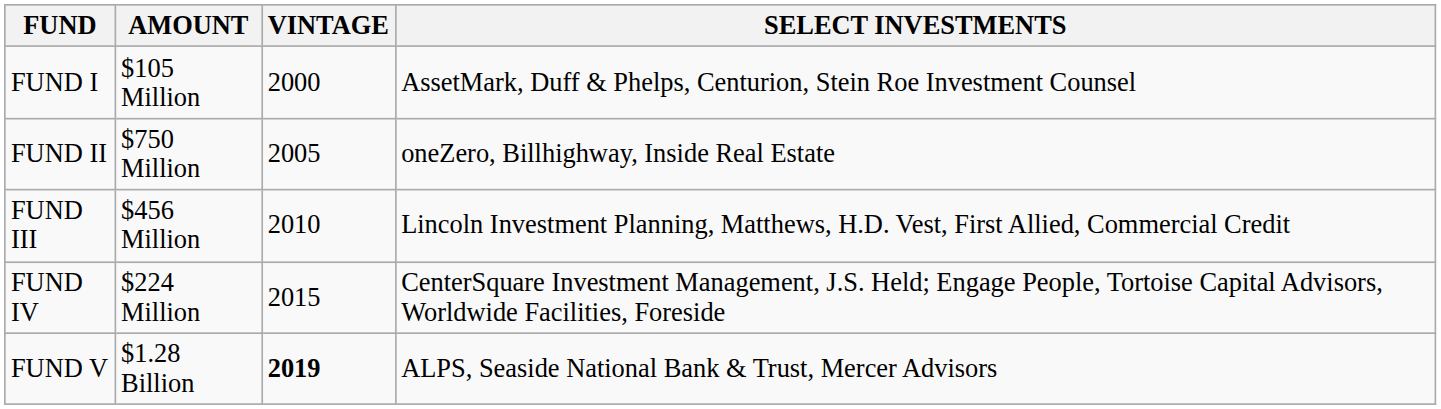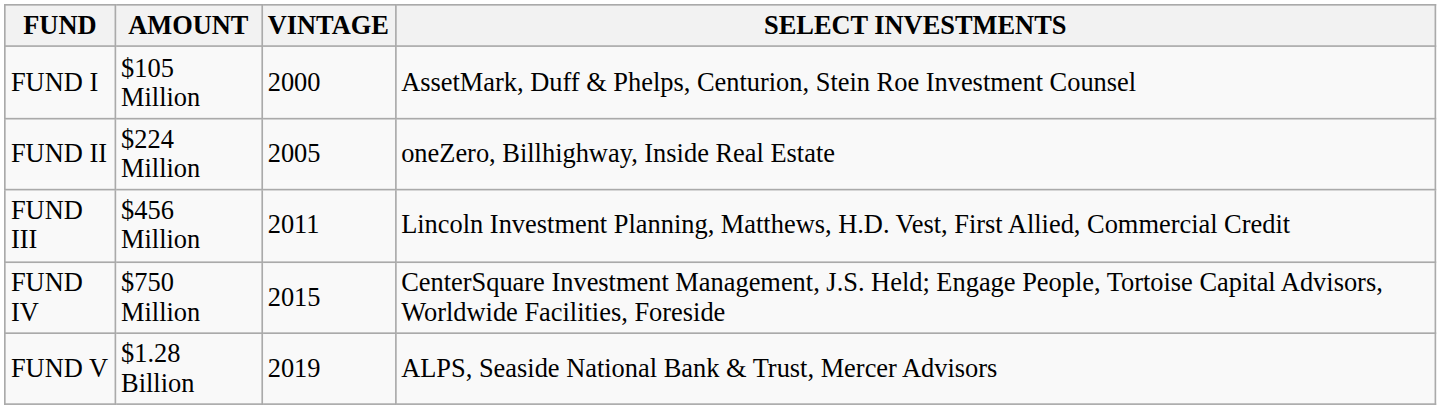(161, 153) $750 Million -> (161, 153) $224 Million
(294, 225) 2010 -> (294, 225) 2011
(161, 296) $224 Million -> (161, 296) $750 Million
(294, 368) bold -> (294, 368) normal
